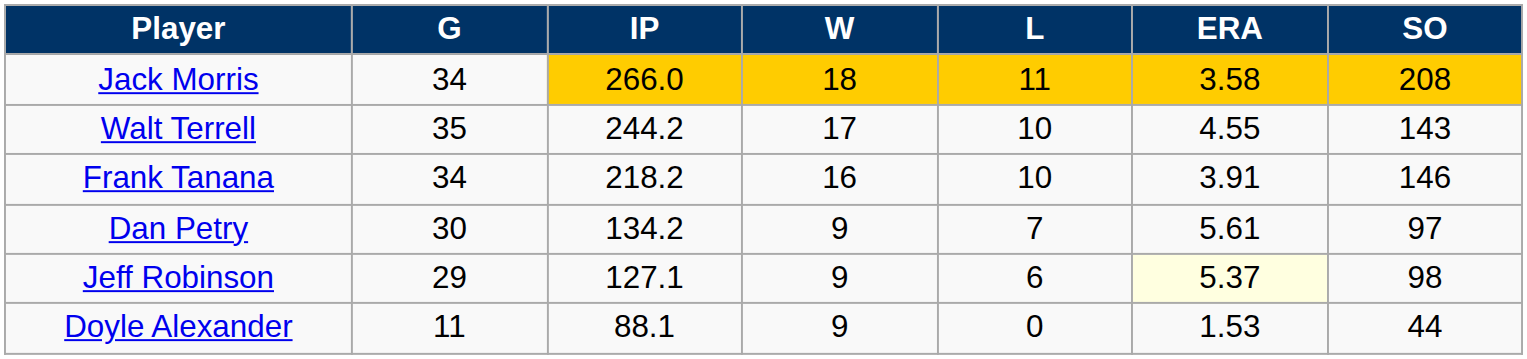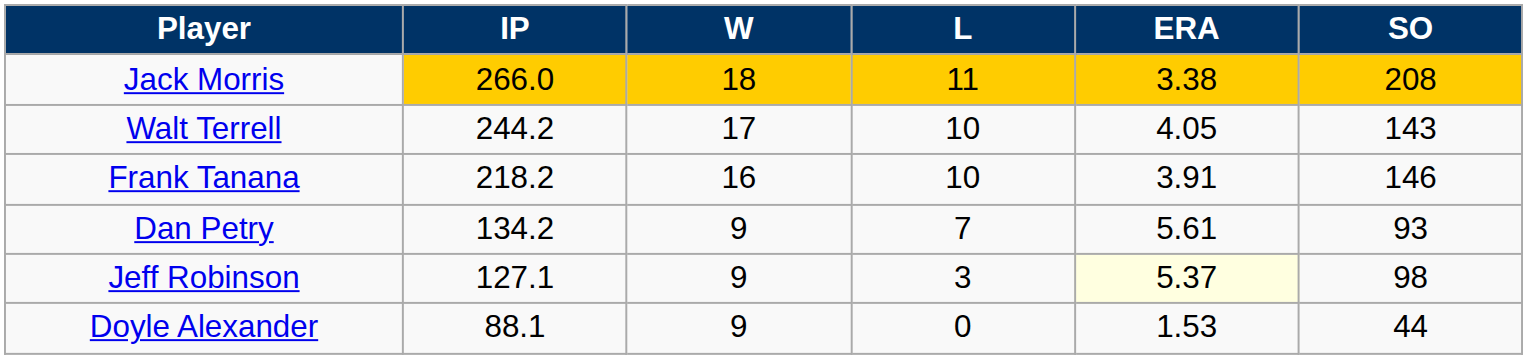- column: (449, 29)
(1230, 79) 3.58 -> (1187, 79) 3.38
(1230, 128) 4.55 -> (1187, 128) 4.05
(1425, 228) 97 -> (1411, 228) 93
(1035, 278) 6 -> (963, 278) 3
